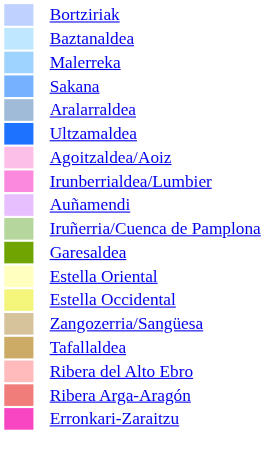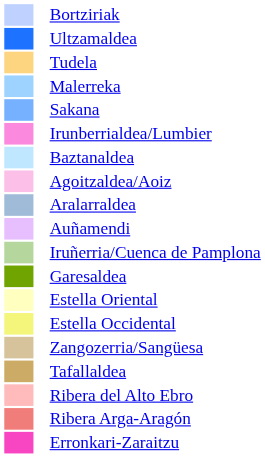rows swapped: (85, 38) <-> (87, 133)
+ row: (67, 62)
rows swapped: (86, 109) <-> (124, 181)
